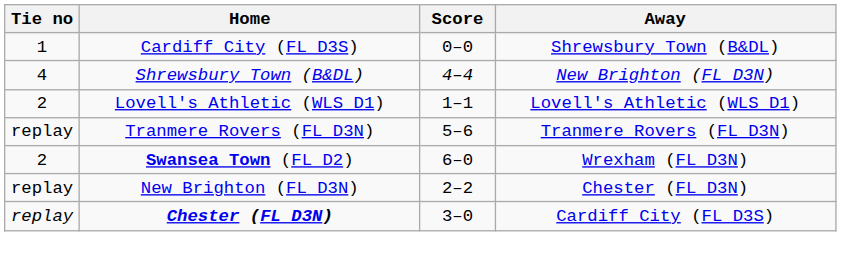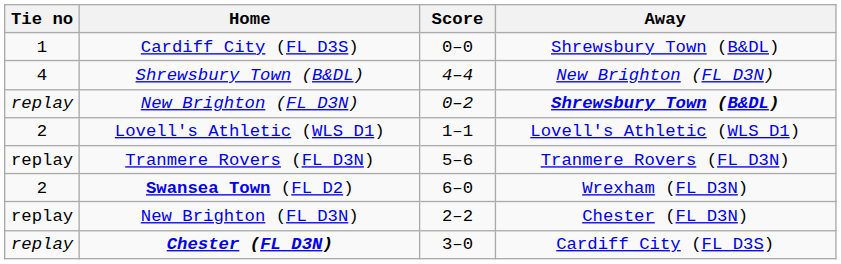+ row: (457, 103)
